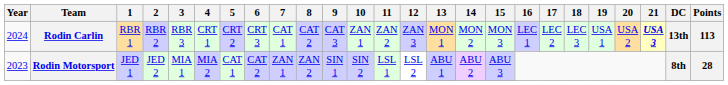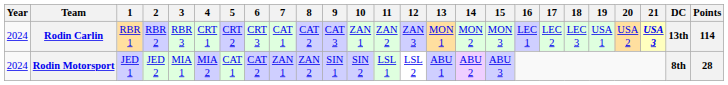(707, 36) 113 -> (707, 36) 114
(17, 65) 2023 -> (17, 65) 2024
